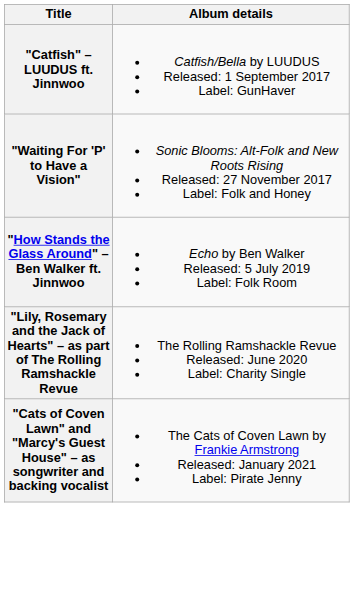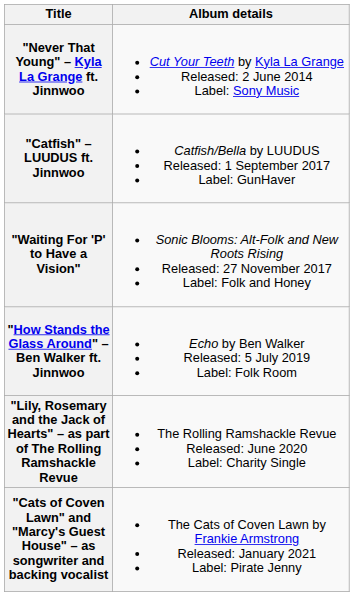+ row: (59, 69)
